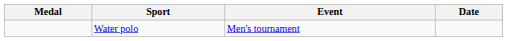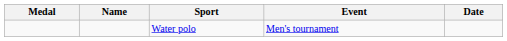+ column: (114, 12)
